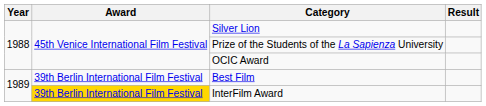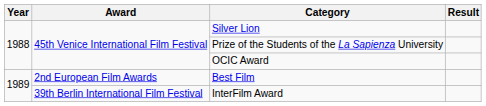(118, 77) 39th Berlin International Film Festival -> (96, 77) 2nd European Film Awards
(118, 93) gold background -> (118, 93) no background
